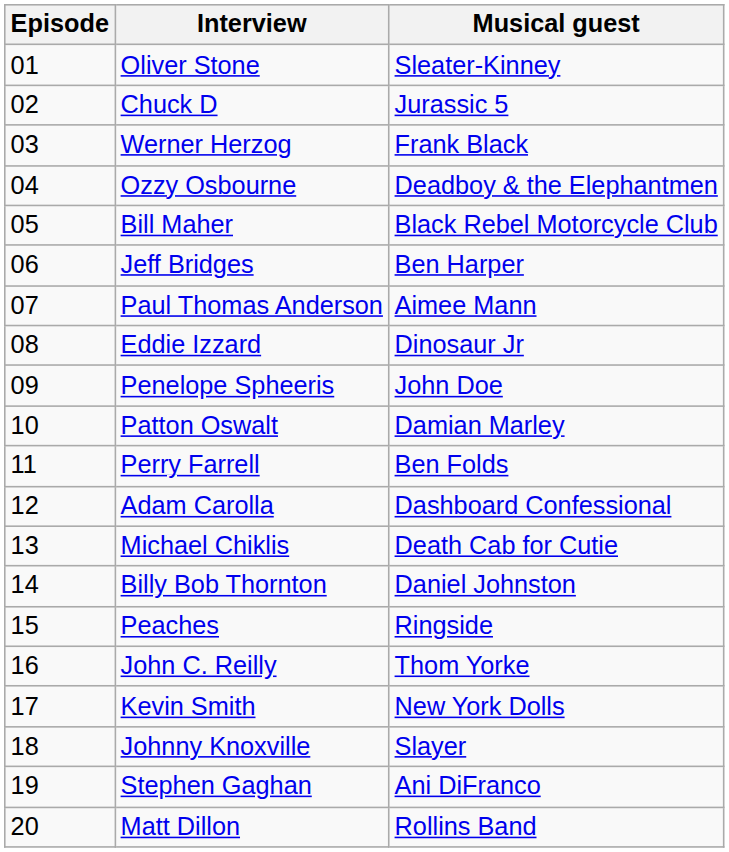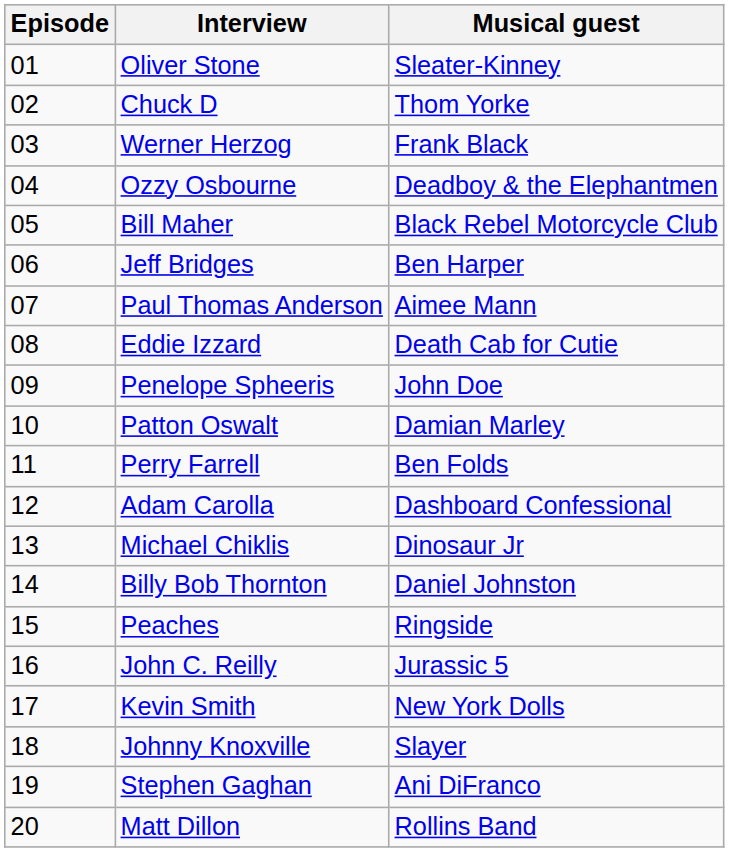(451, 104) Jurassic 5 -> (462, 104) Thom Yorke
(459, 345) Dinosaur Jr -> (506, 345) Death Cab for Cutie
(506, 545) Death Cab for Cutie -> (459, 545) Dinosaur Jr
(462, 666) Thom Yorke -> (451, 666) Jurassic 5
